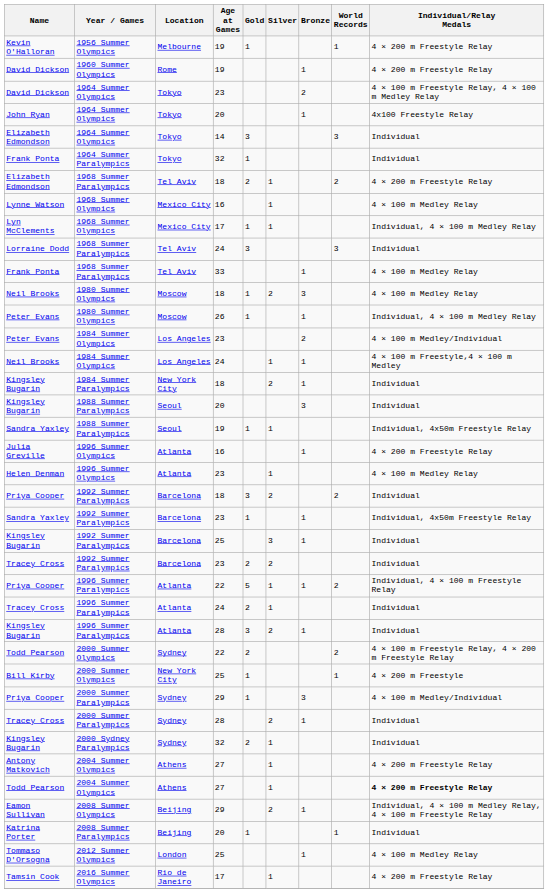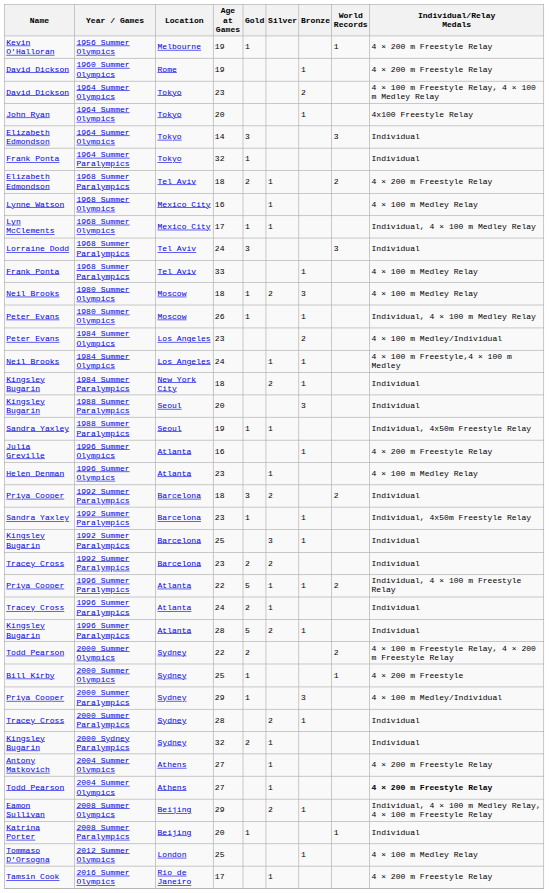(247, 631) 3 -> (247, 631) 5
(177, 675) New York City -> (172, 675) Sydney
